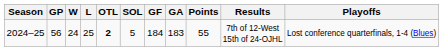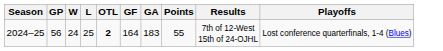- column: (132, 12)
(155, 33) 184 -> (131, 33) 164
